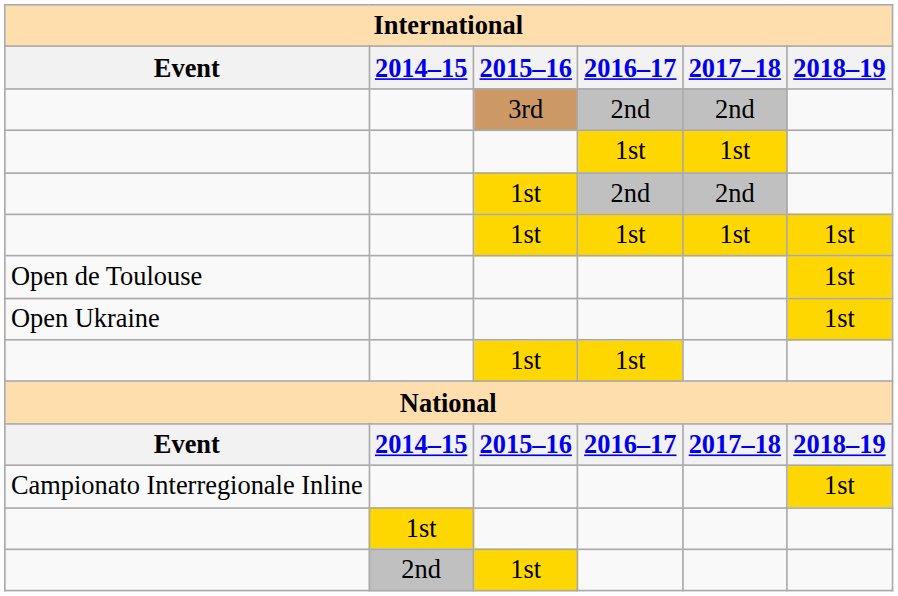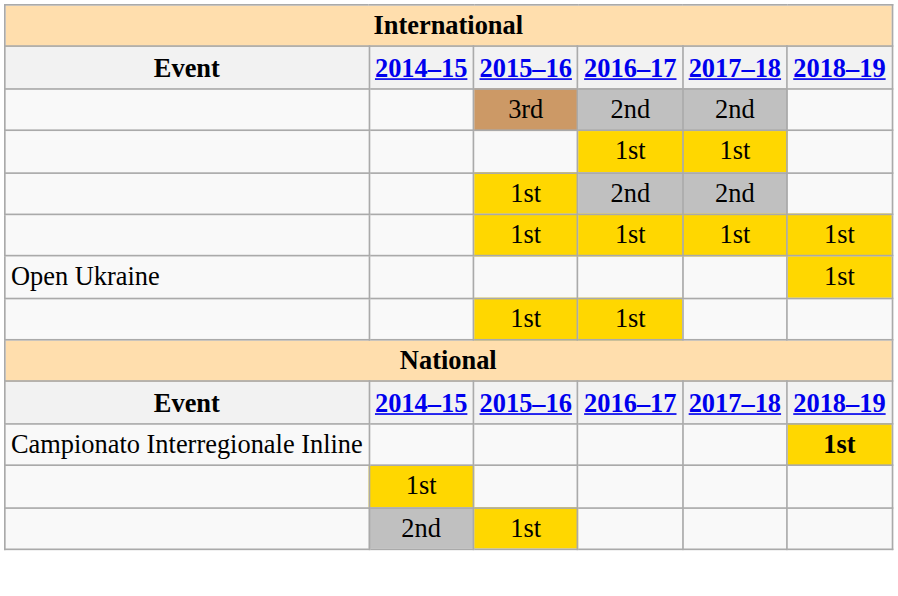- row: (107, 276)
(839, 485) normal -> (839, 444) bold
